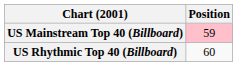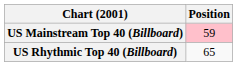(209, 52) 60 -> (209, 52) 65
